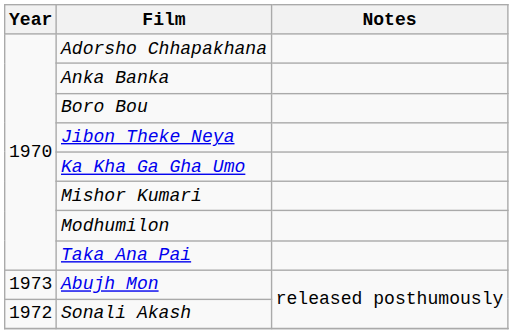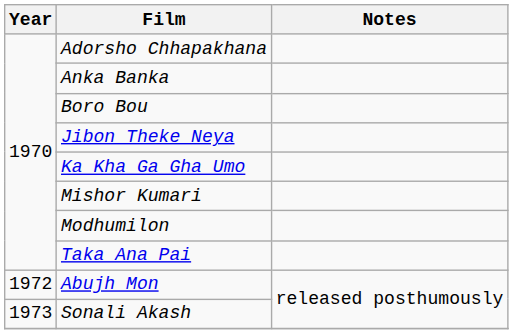(31, 284) 1973 -> (31, 284) 1972
(31, 314) 1972 -> (31, 314) 1973
